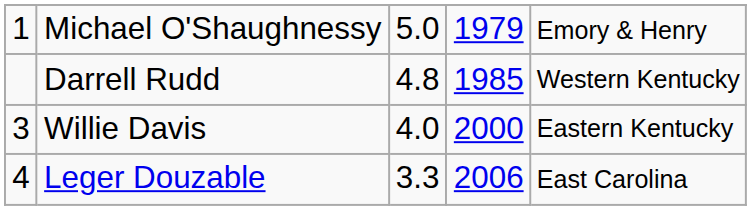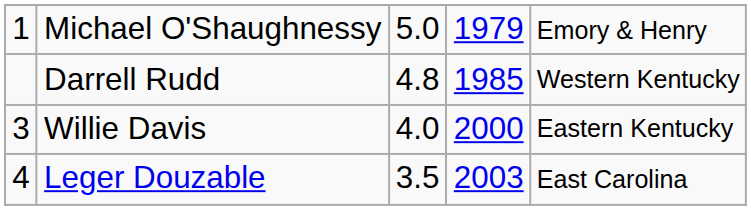(418, 178) 3.3 -> (418, 178) 3.5
(489, 178) 2006 -> (489, 178) 2003
